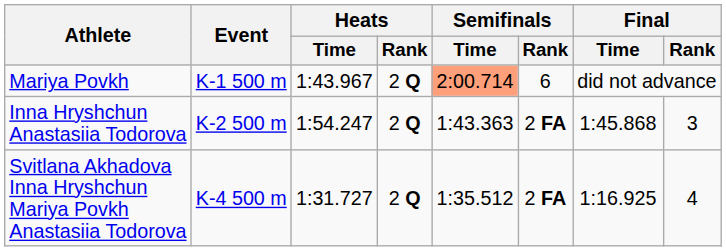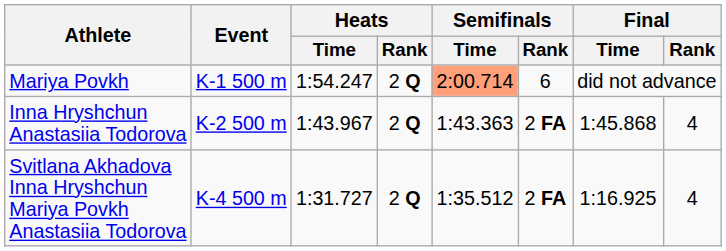(334, 81) 1:43.967 -> (334, 81) 1:54.247
(334, 123) 1:54.247 -> (334, 123) 1:43.967
(692, 123) 3 -> (692, 123) 4
